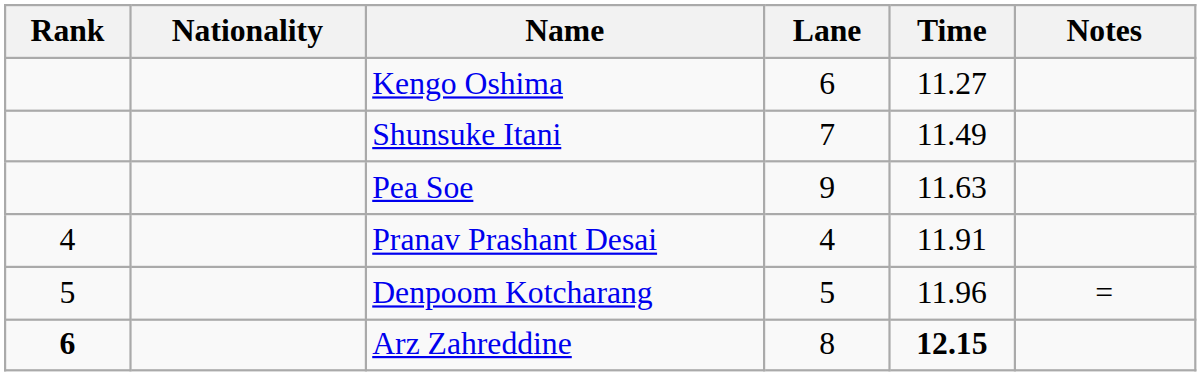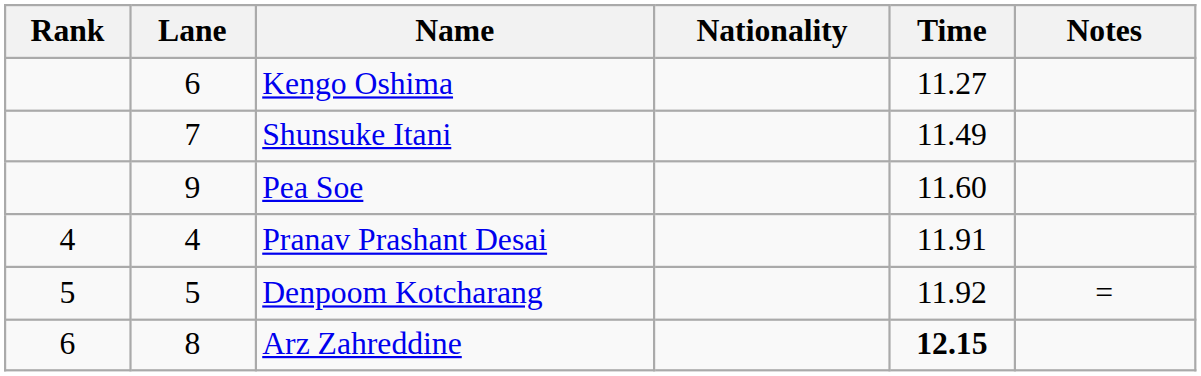columns swapped: (827, 31) <-> (247, 31)
(952, 187) 11.63 -> (952, 187) 11.60
(952, 292) 11.96 -> (952, 292) 11.92
(68, 344) bold -> (68, 344) normal
